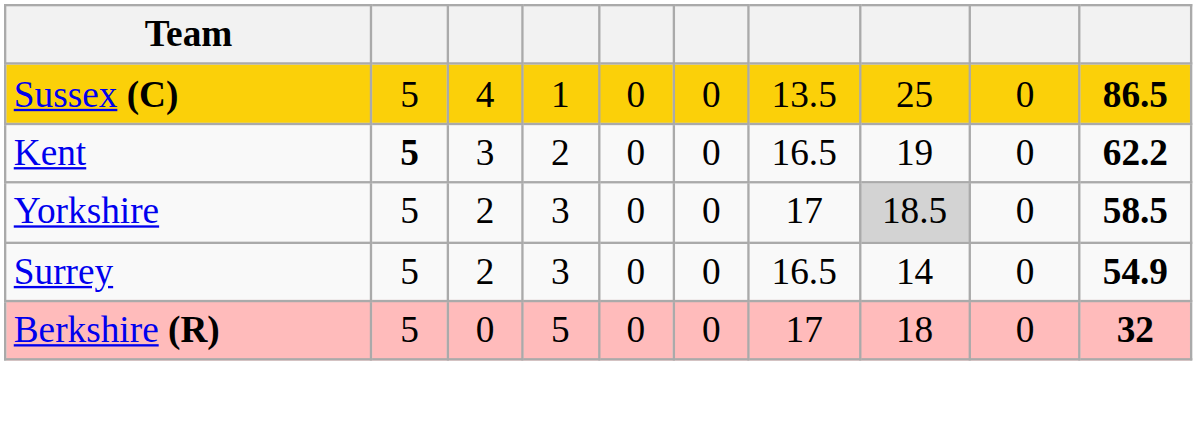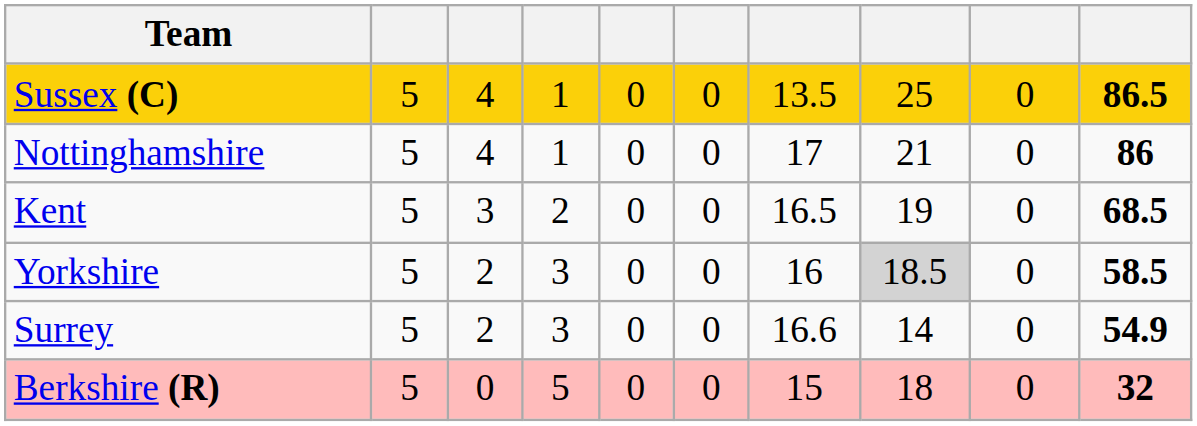+ row: (139, 152)
(410, 152) bold -> (410, 211) normal
(1135, 152) 62.2 -> (1135, 211) 68.5
(804, 211) 17 -> (804, 270) 16
(804, 270) 16.5 -> (804, 329) 16.6
(804, 329) 17 -> (804, 388) 15
